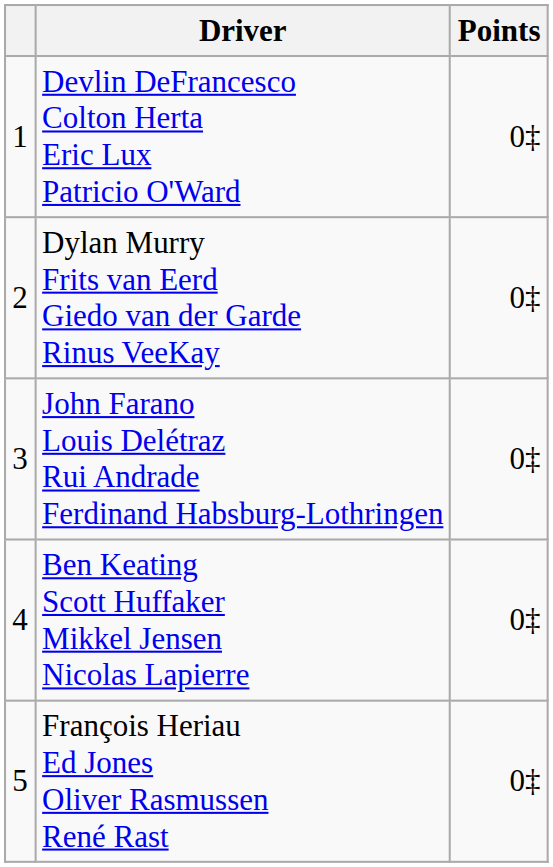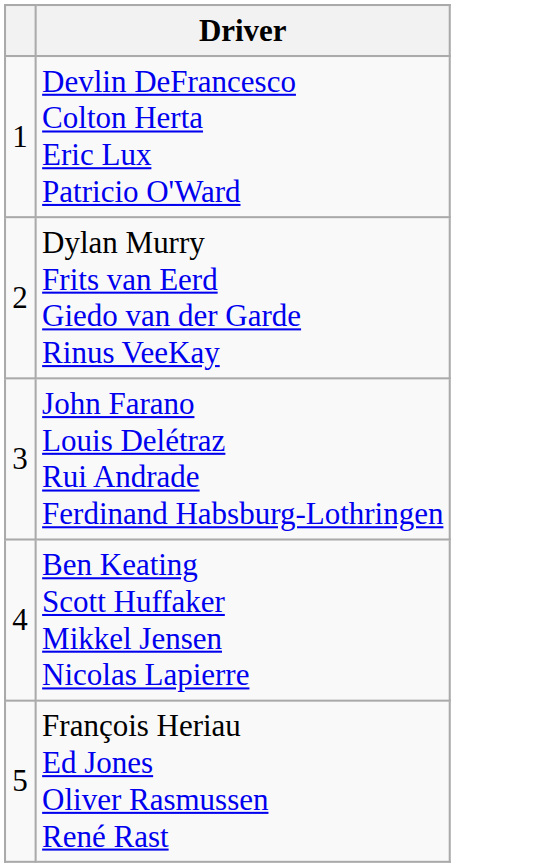- column: (499, 30)
